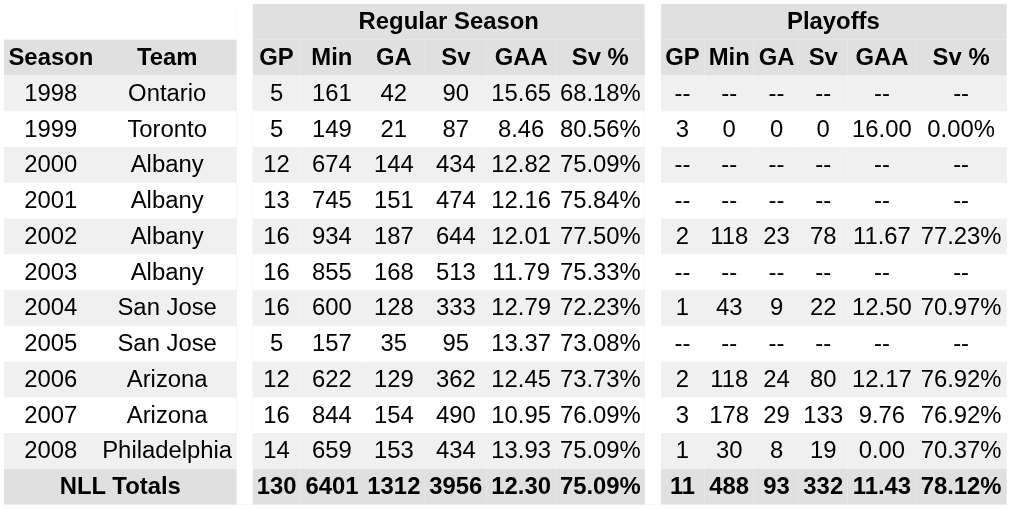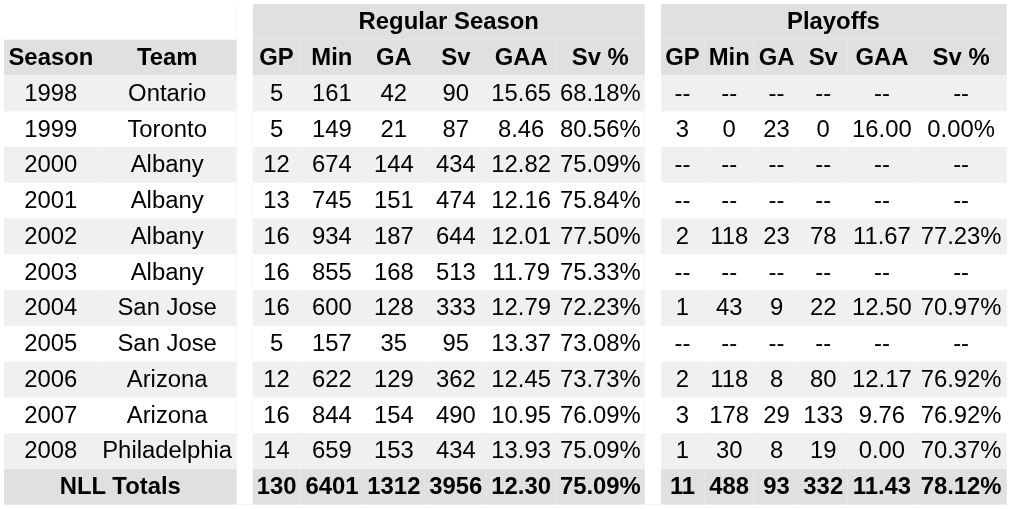(777, 128) 0 -> (777, 128) 23
(777, 379) 24 -> (777, 379) 8
